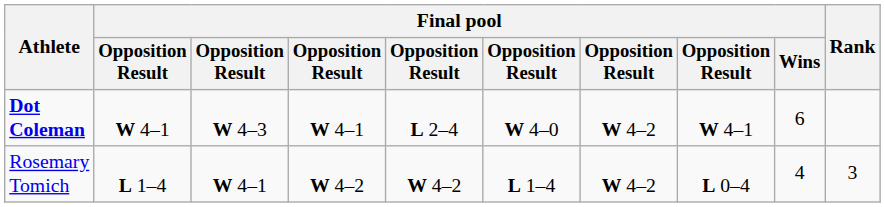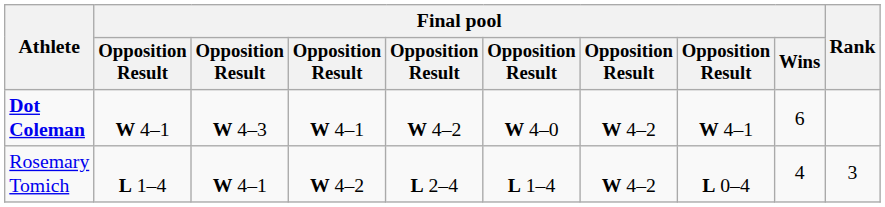(434, 129) L 2–4 -> (434, 129) W 4–2
(434, 185) W 4–2 -> (434, 185) L 2–4
